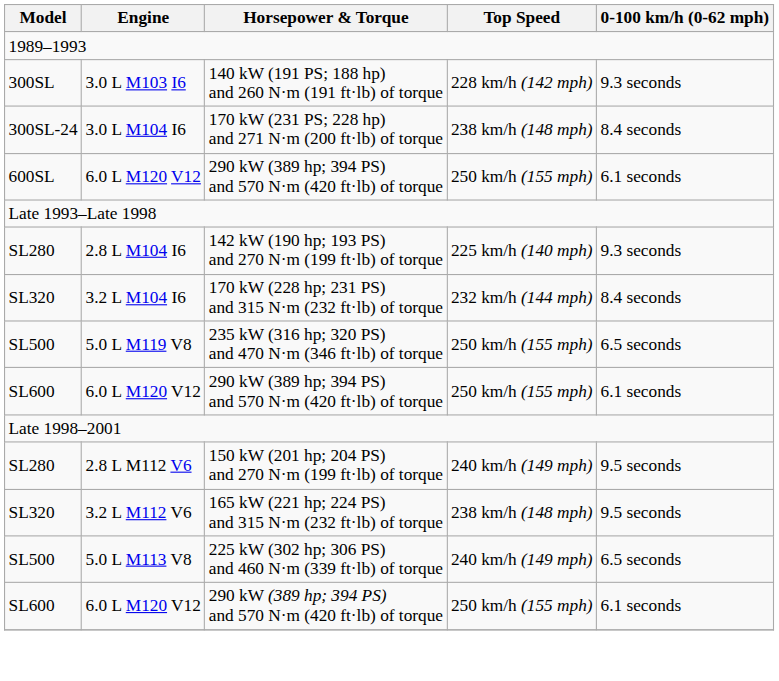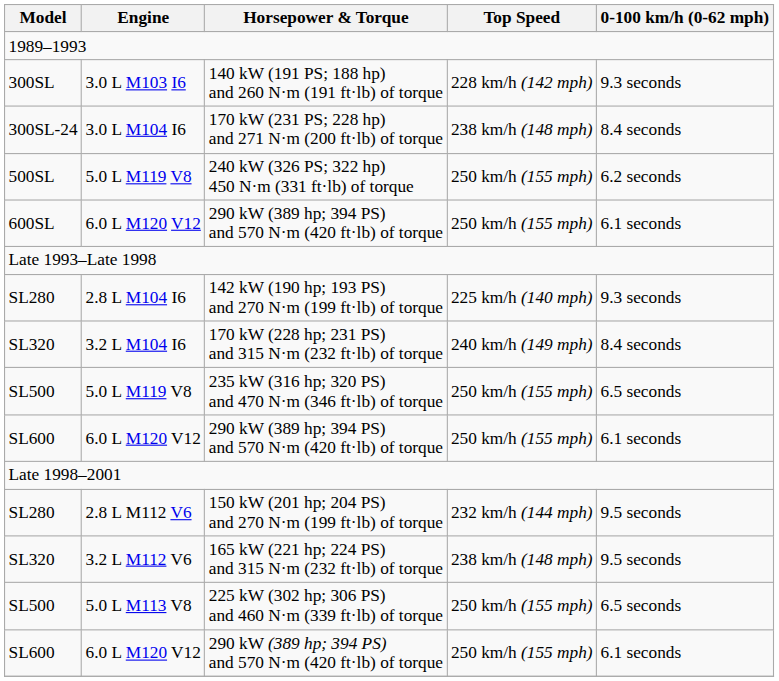+ row: (32, 176)
(522, 297) 232 km/h (144 mph) -> (522, 344) 240 km/h (149 mph)
(522, 465) 240 km/h (149 mph) -> (522, 512) 232 km/h (144 mph)
(522, 559) 240 km/h (149 mph) -> (522, 605) 250 km/h (155 mph)
